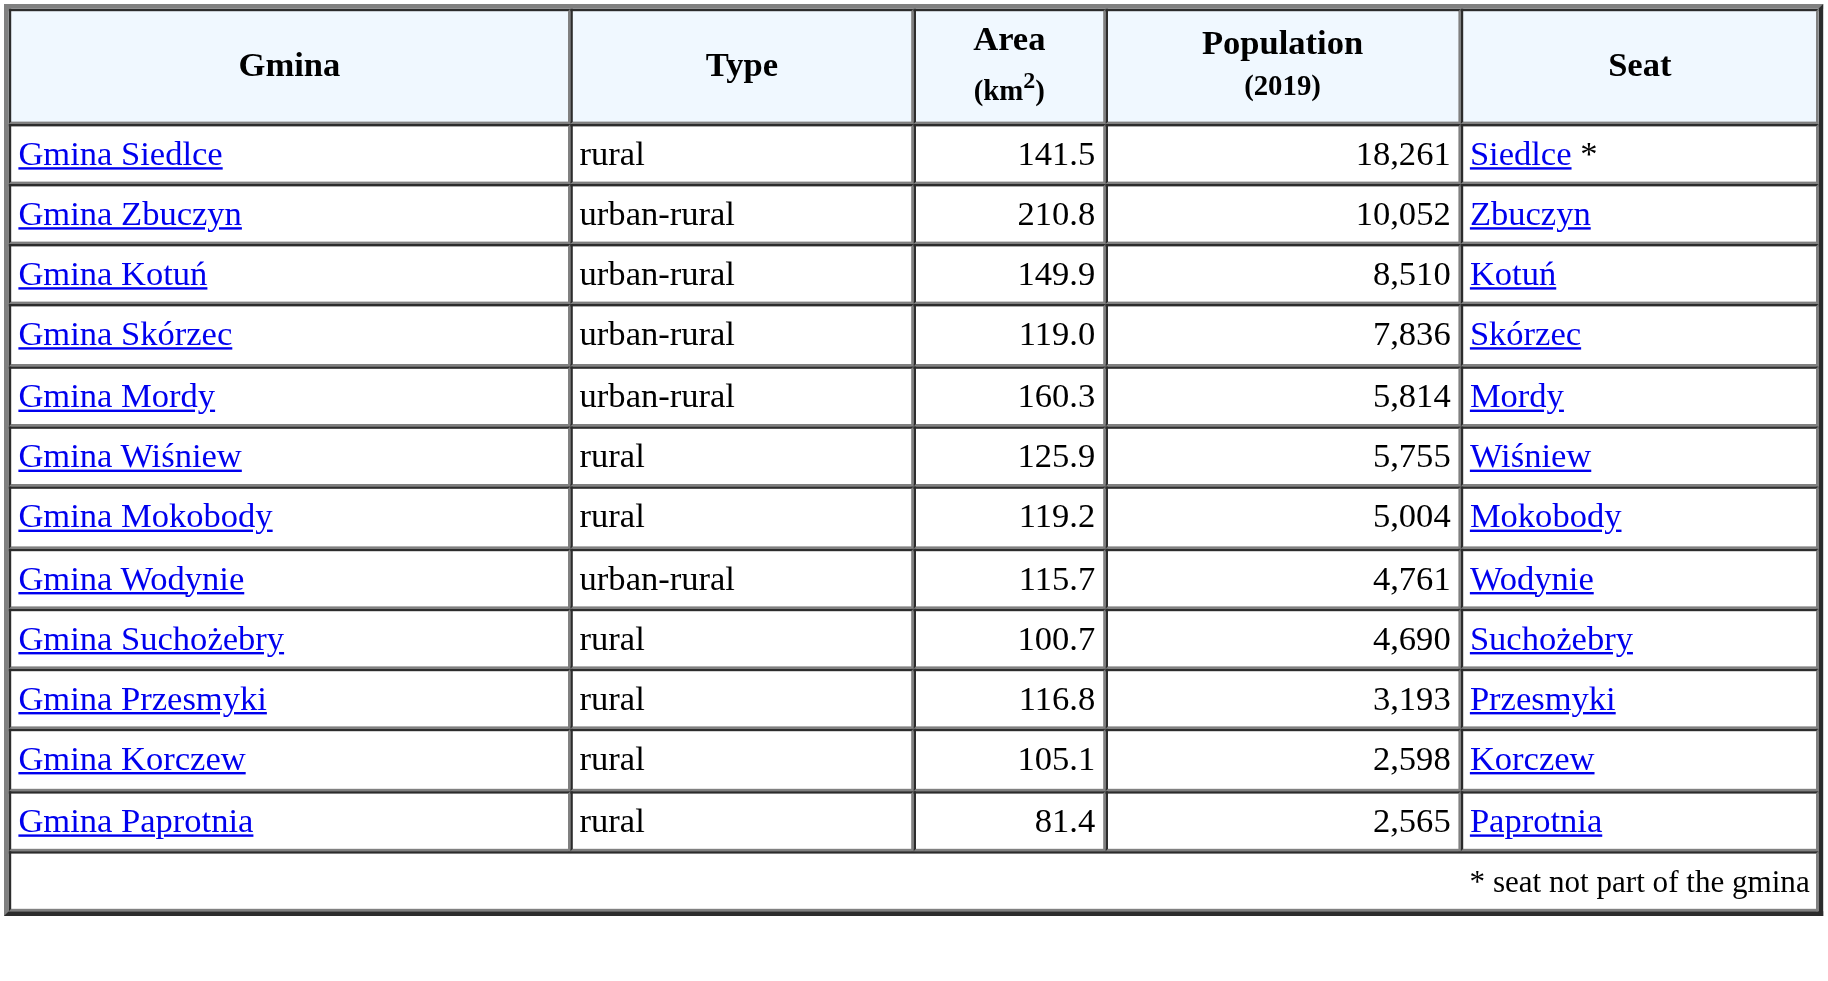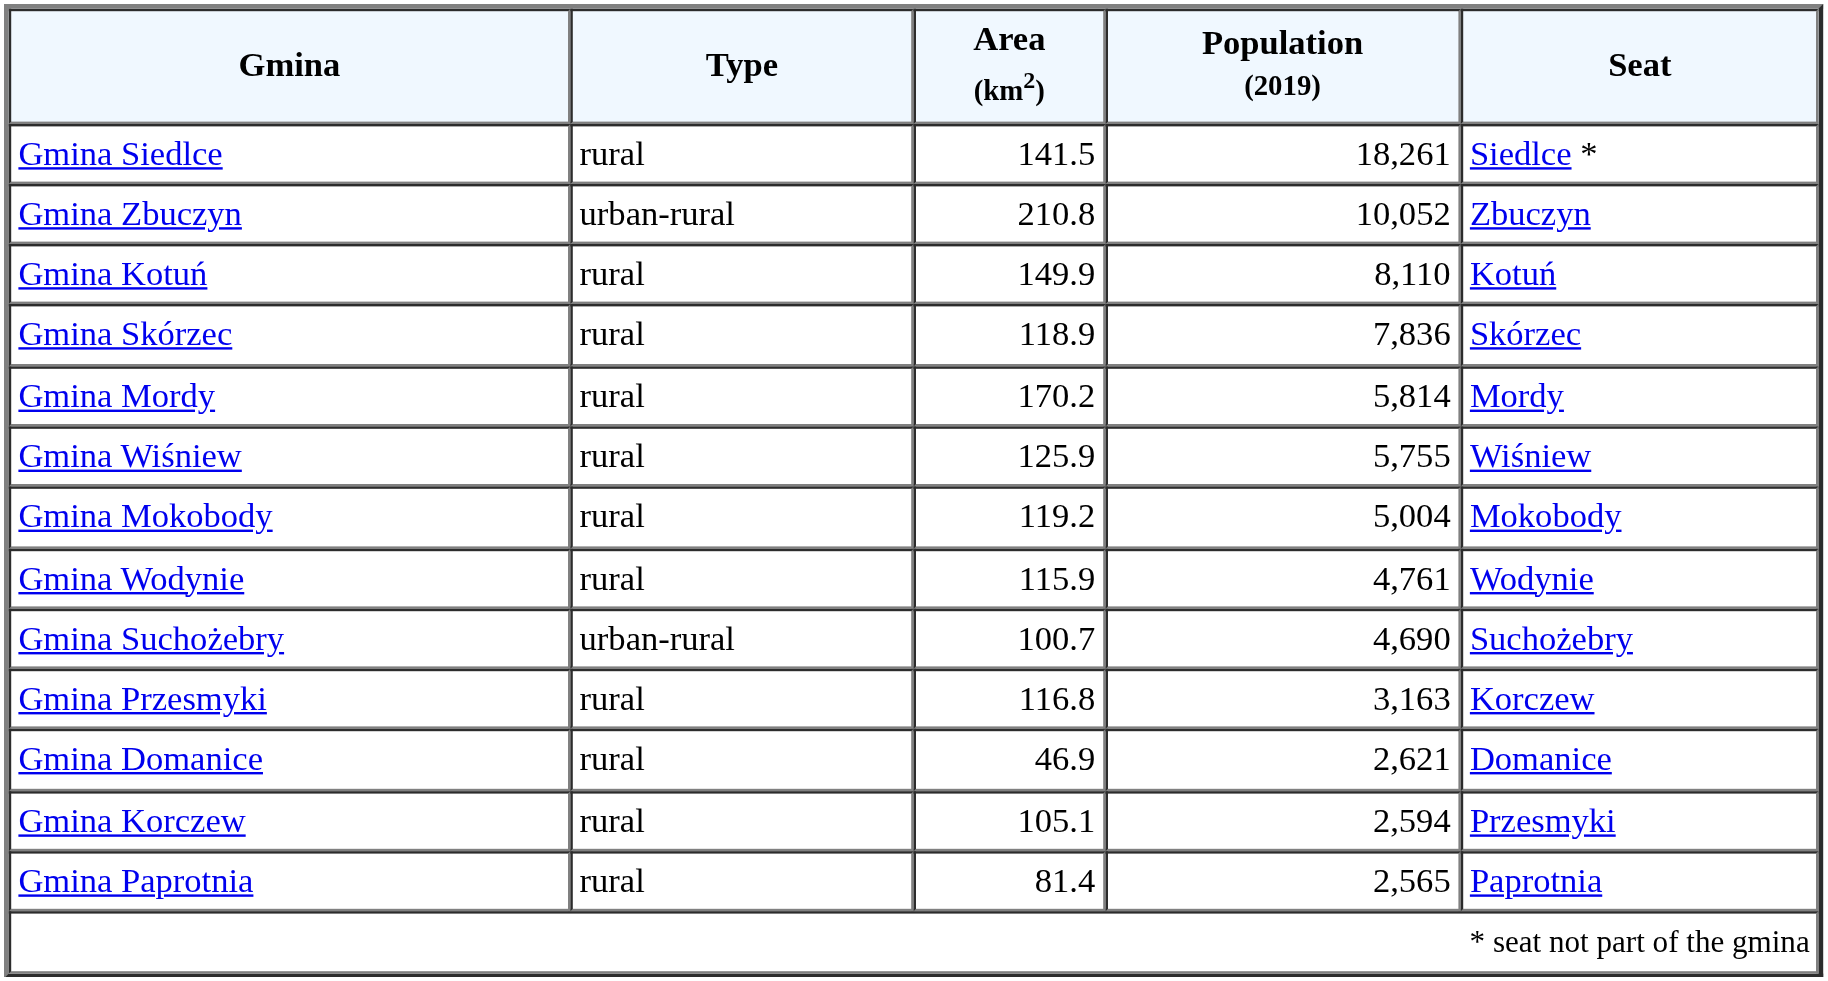(657, 273) urban-rural -> (612, 273) rural
(1412, 273) 8,510 -> (1412, 273) 8,110
(657, 334) urban-rural -> (612, 334) rural
(1057, 334) 119.0 -> (1057, 334) 118.9
(657, 394) urban-rural -> (612, 394) rural
(1056, 394) 160.3 -> (1056, 394) 170.2
(657, 576) urban-rural -> (612, 576) rural
(1057, 576) 115.7 -> (1057, 576) 115.9
(612, 637) rural -> (657, 637) urban-rural
(1412, 698) 3,193 -> (1412, 698) 3,163
(1543, 698) Przesmyki -> (1532, 698) Korczew
+ row: (141, 758)
(1412, 759) 2,598 -> (1412, 819) 2,594
(1532, 758) Korczew -> (1543, 819) Przesmyki
